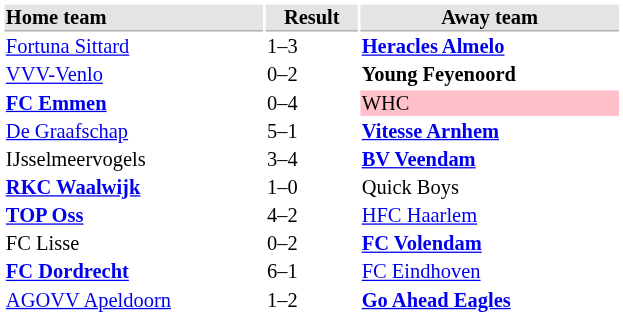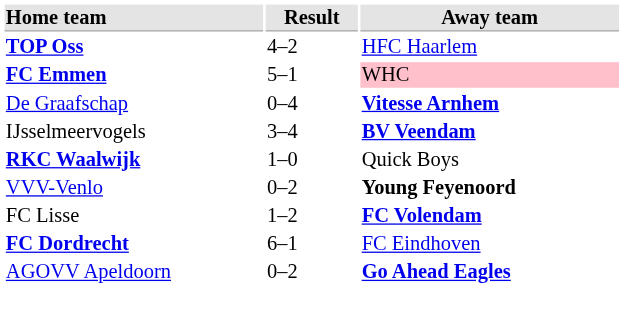- row: (68, 46)
rows swapped: (54, 74) <-> (45, 215)
(282, 102) 0–4 -> (282, 74) 5–1
(282, 131) 5–1 -> (282, 102) 0–4
(282, 243) 0–2 -> (282, 215) 1–2
(282, 300) 1–2 -> (282, 271) 0–2
